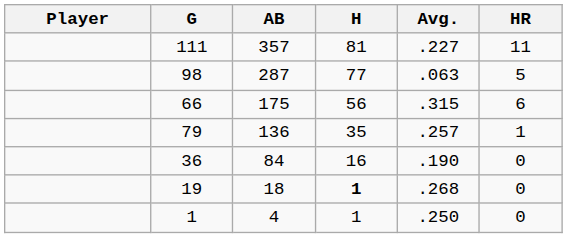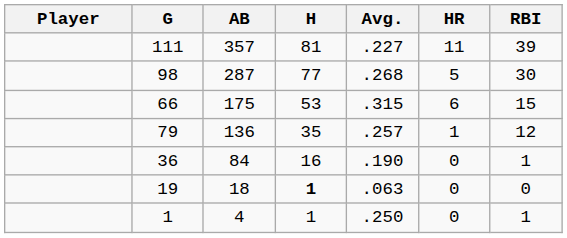+ column: (526, 19)
(438, 76) .063 -> (383, 76) .268
(356, 104) 56 -> (311, 104) 53
(438, 189) .268 -> (383, 189) .063
